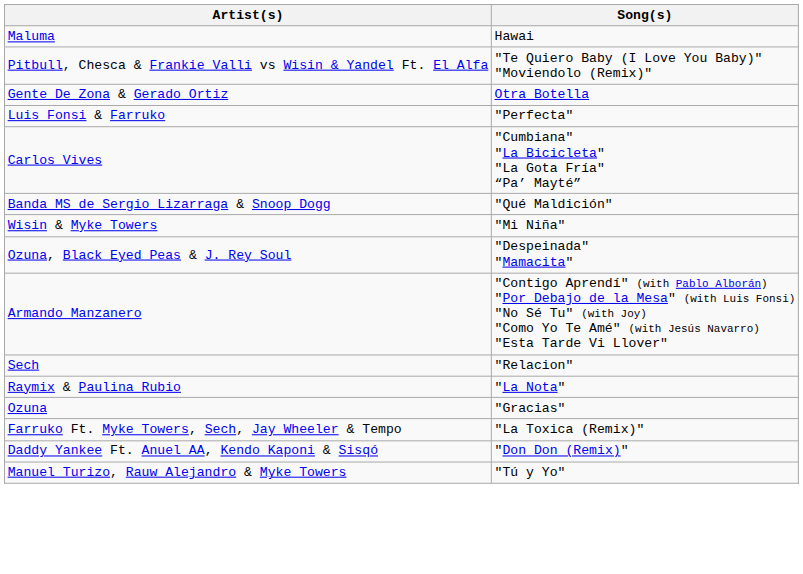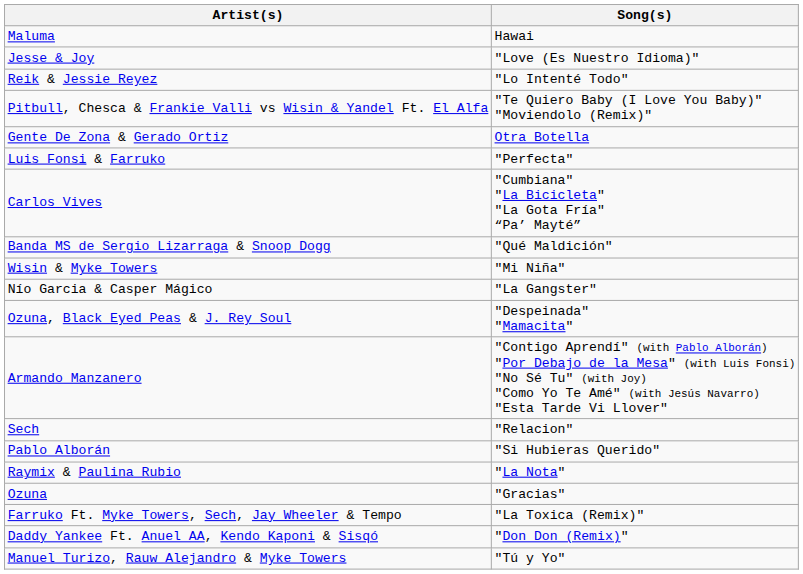+ row: (51, 58)
+ row: (82, 79)
+ row: (110, 290)
+ row: (59, 451)
